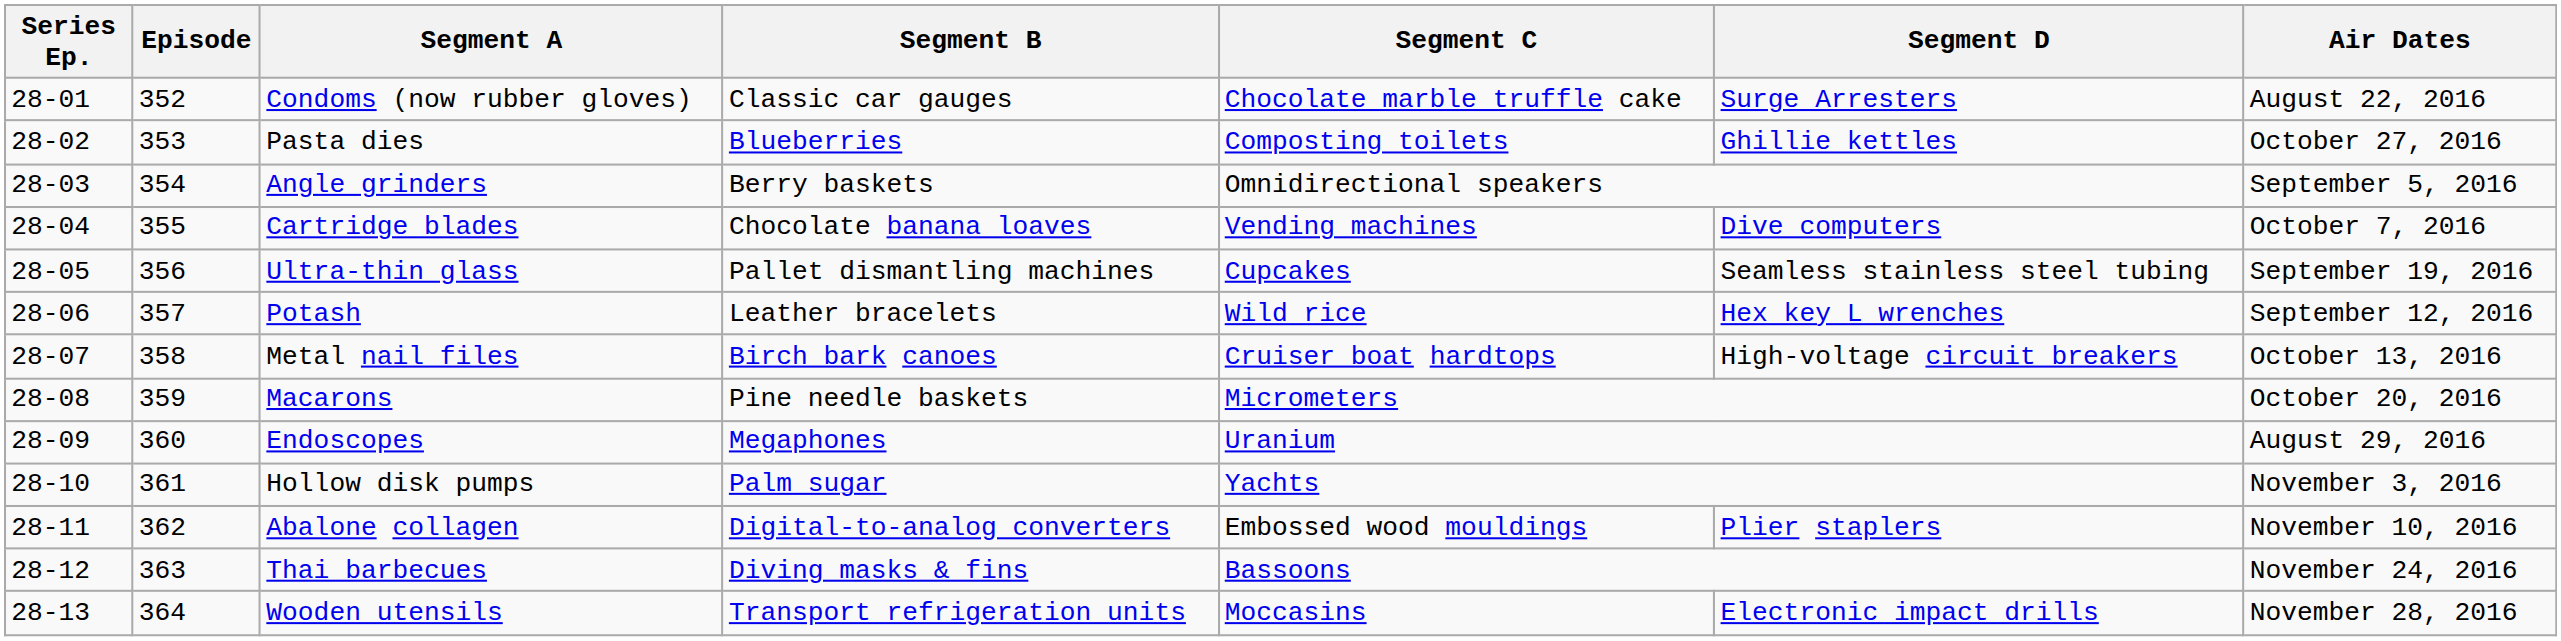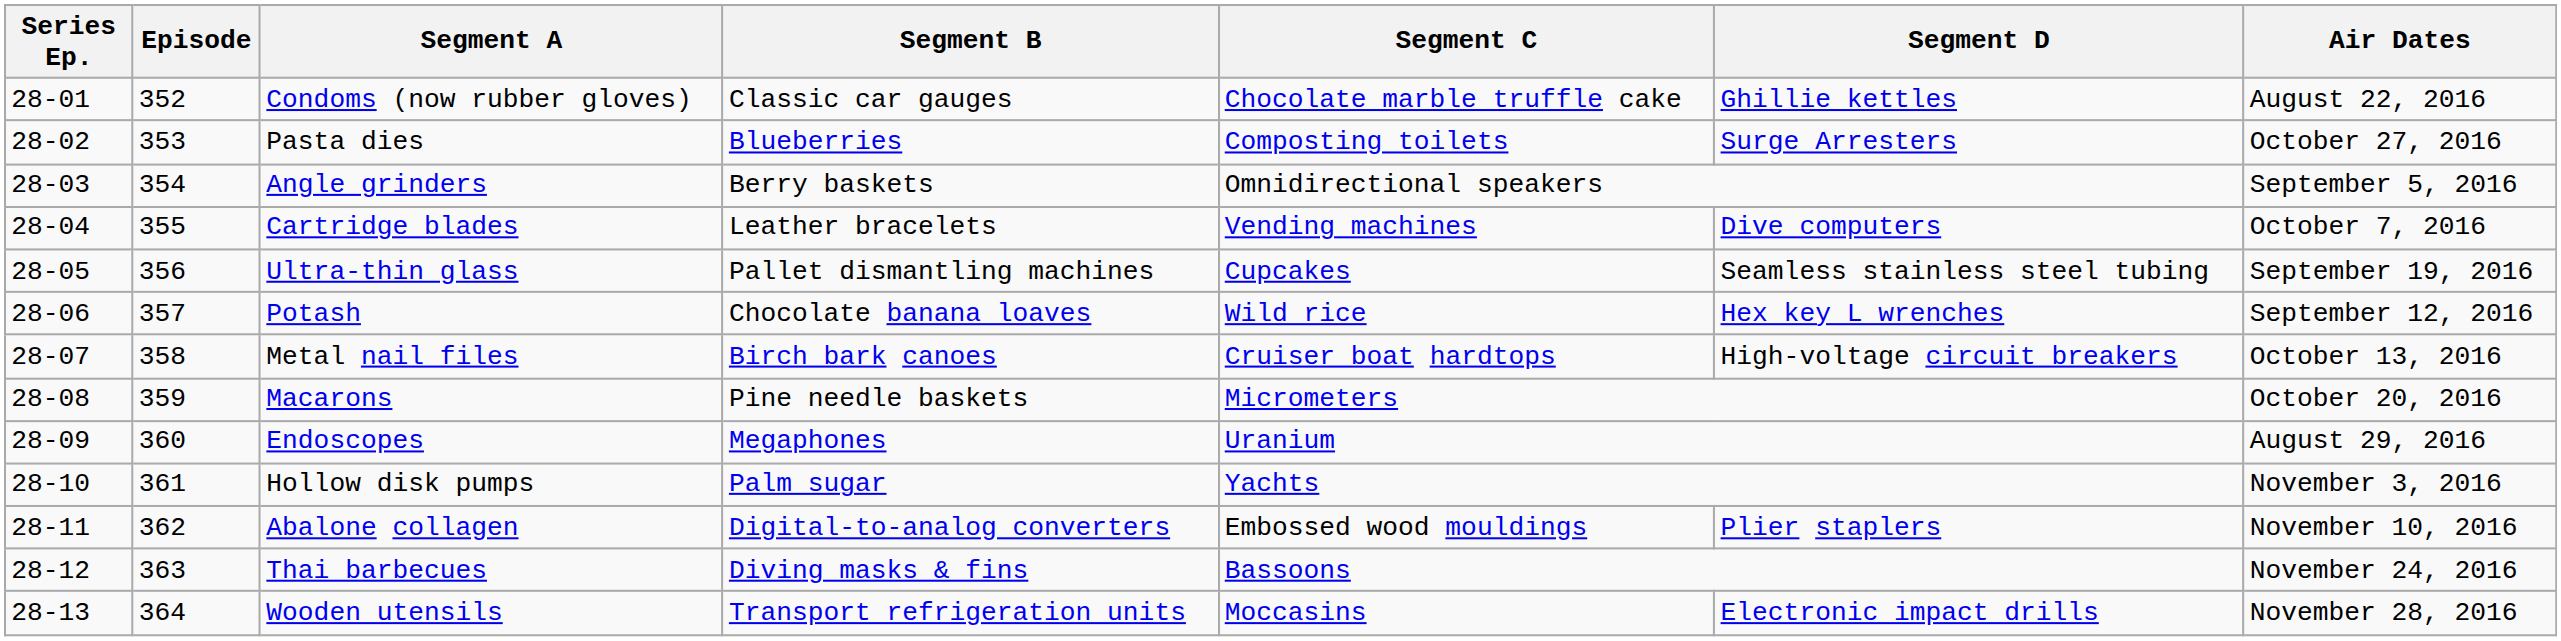(1839, 100) Surge Arresters -> (1839, 100) Ghillie kettles
(1839, 142) Ghillie kettles -> (1839, 142) Surge Arresters
(910, 228) Chocolate banana loaves -> (863, 228) Leather bracelets
(863, 314) Leather bracelets -> (910, 314) Chocolate banana loaves
